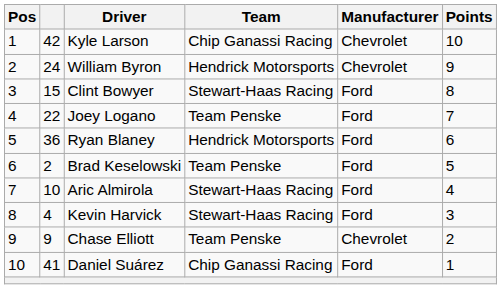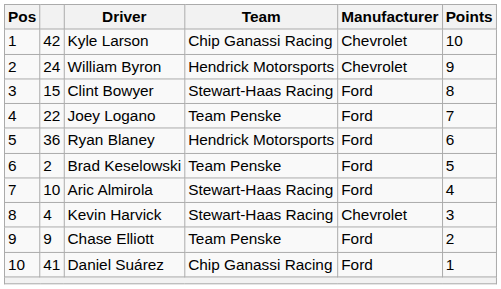(357, 214) Ford -> (374, 214) Chevrolet
(374, 239) Chevrolet -> (357, 239) Ford
